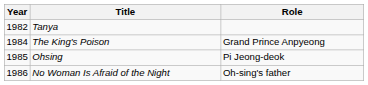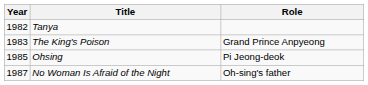(17, 42) 1984 -> (17, 42) 1983
(17, 73) 1986 -> (17, 73) 1987
